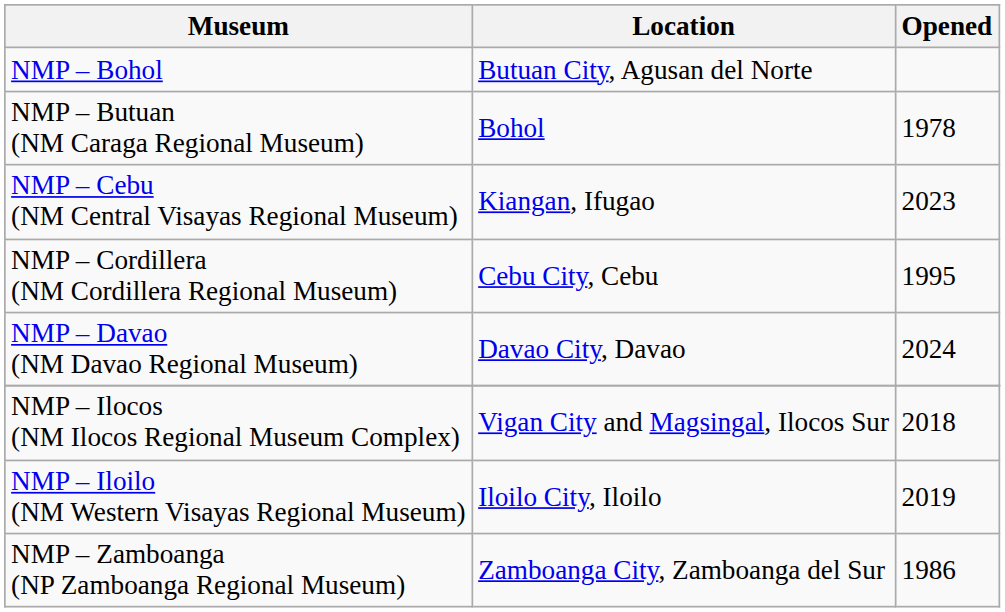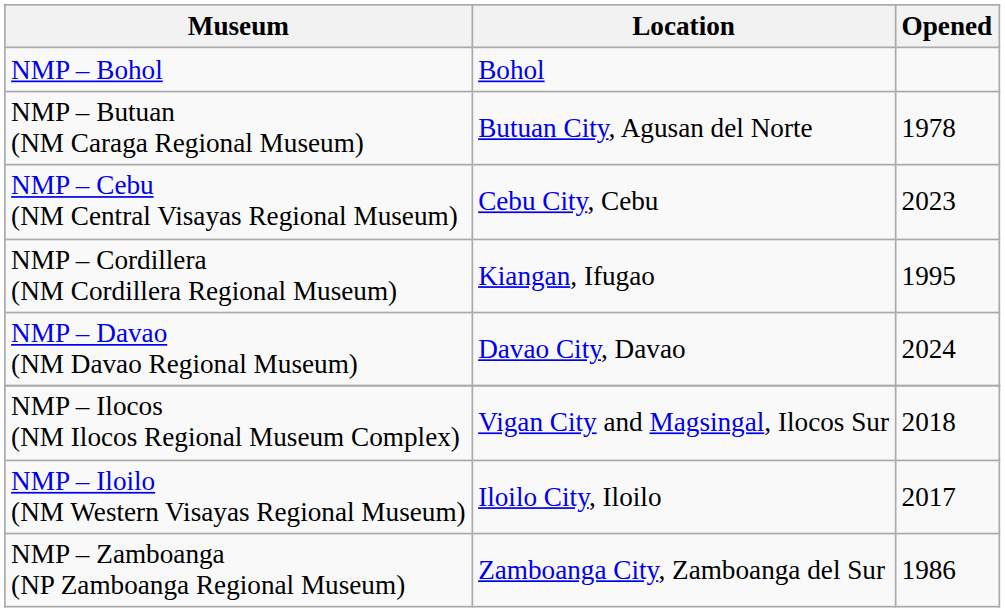(645, 69) Butuan City, Agusan del Norte -> (511, 69) Bohol
(511, 127) Bohol -> (645, 127) Butuan City, Agusan del Norte
(567, 201) Kiangan, Ifugao -> (568, 201) Cebu City, Cebu
(568, 275) Cebu City, Cebu -> (567, 275) Kiangan, Ifugao
(929, 496) 2019 -> (929, 496) 2017
